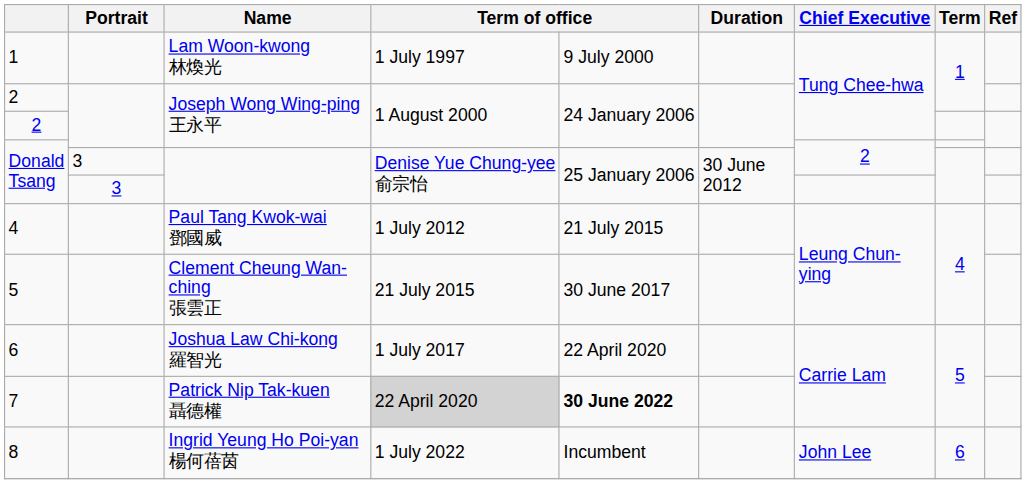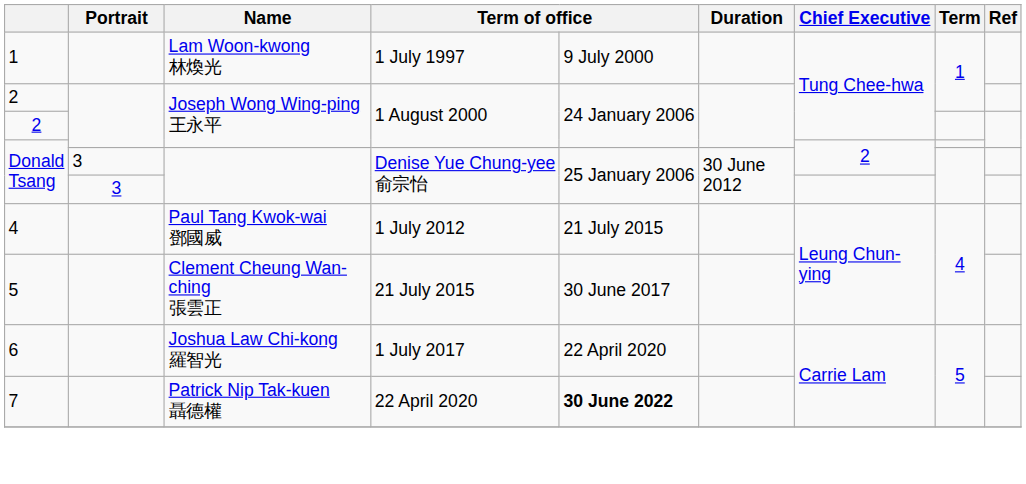(426, 401) lightgrey background -> (426, 401) no background
- row: (14, 452)
